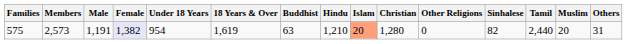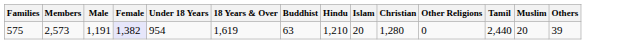- column: (505, 13)
(358, 30) lightsalmon background -> (358, 30) no background
(598, 30) 31 -> (557, 30) 39
